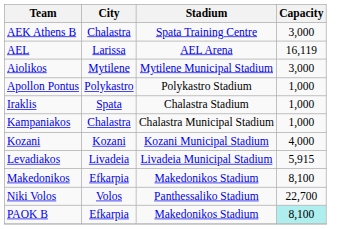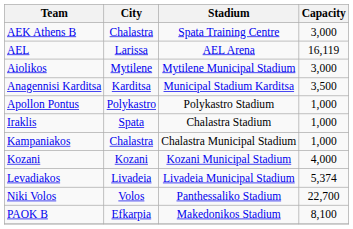+ row: (54, 86)
(301, 159) 5,915 -> (324, 178) 5,374
- row: (38, 178)
(301, 214) paleturquoise background -> (324, 214) no background
